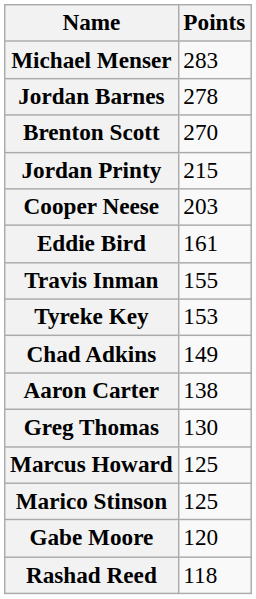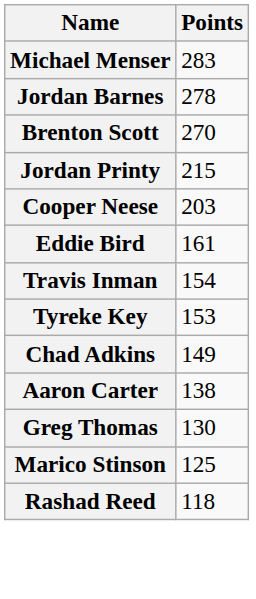(201, 280) 155 -> (199, 280) 154
- row: (91, 464)
- row: (91, 538)
